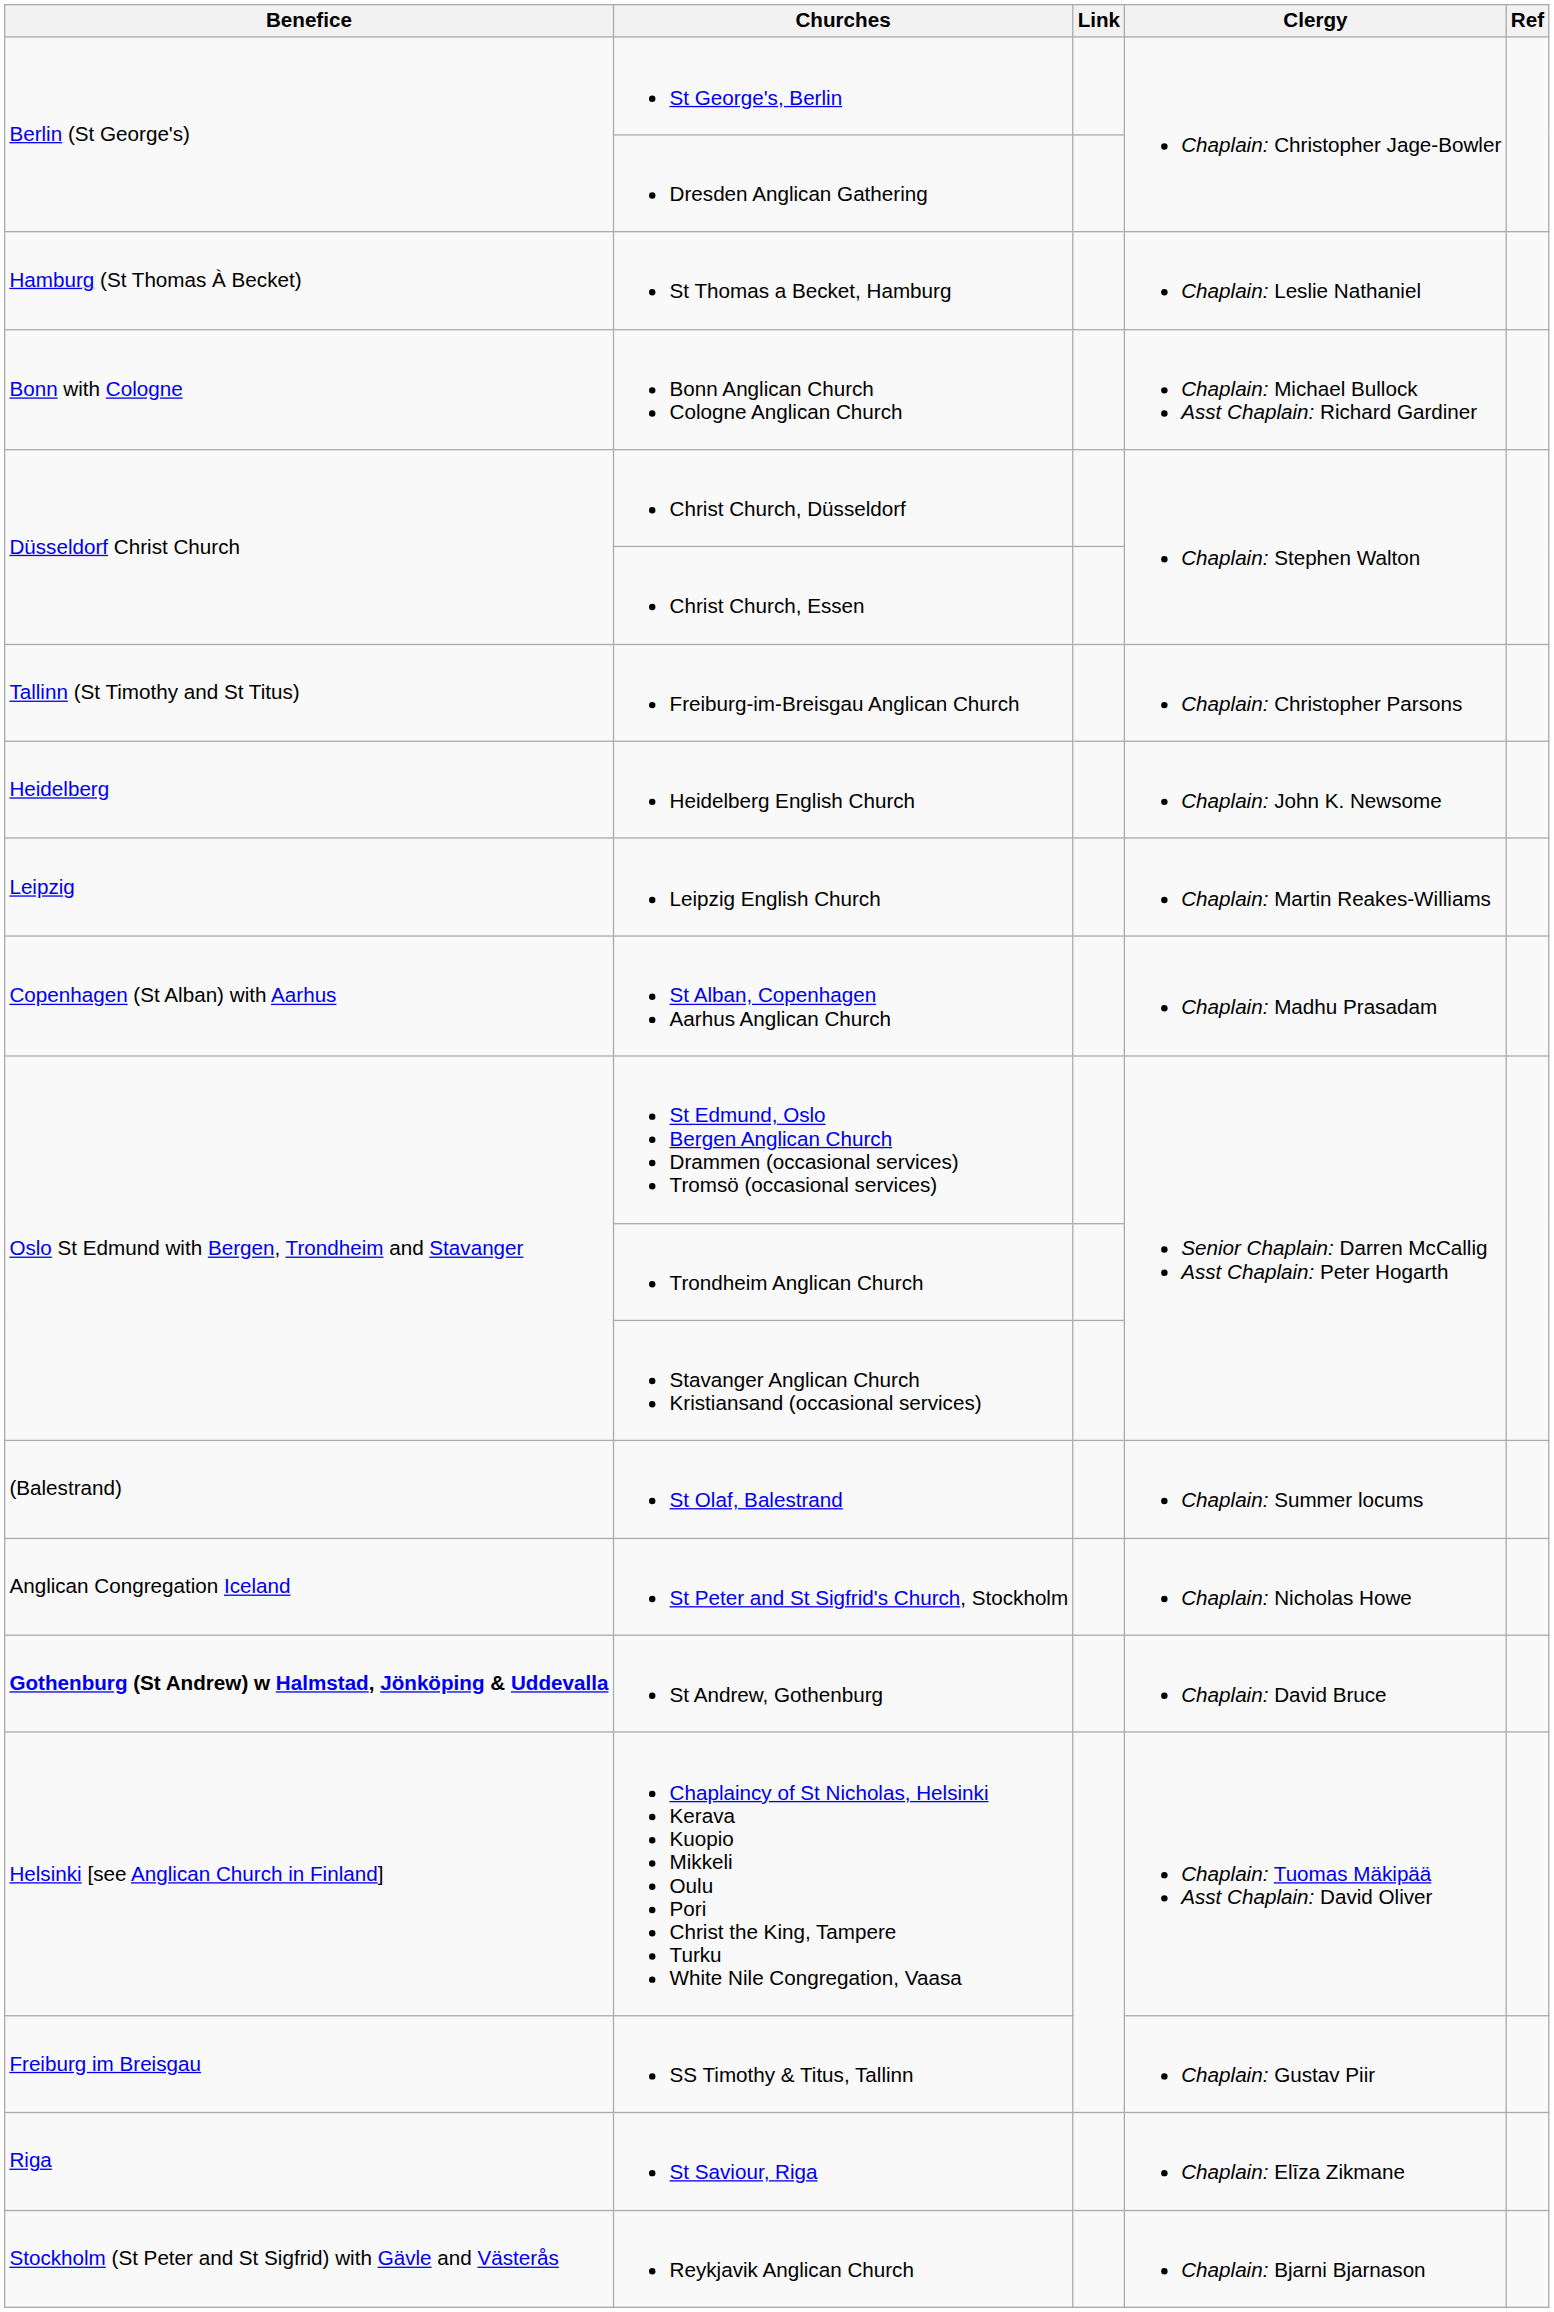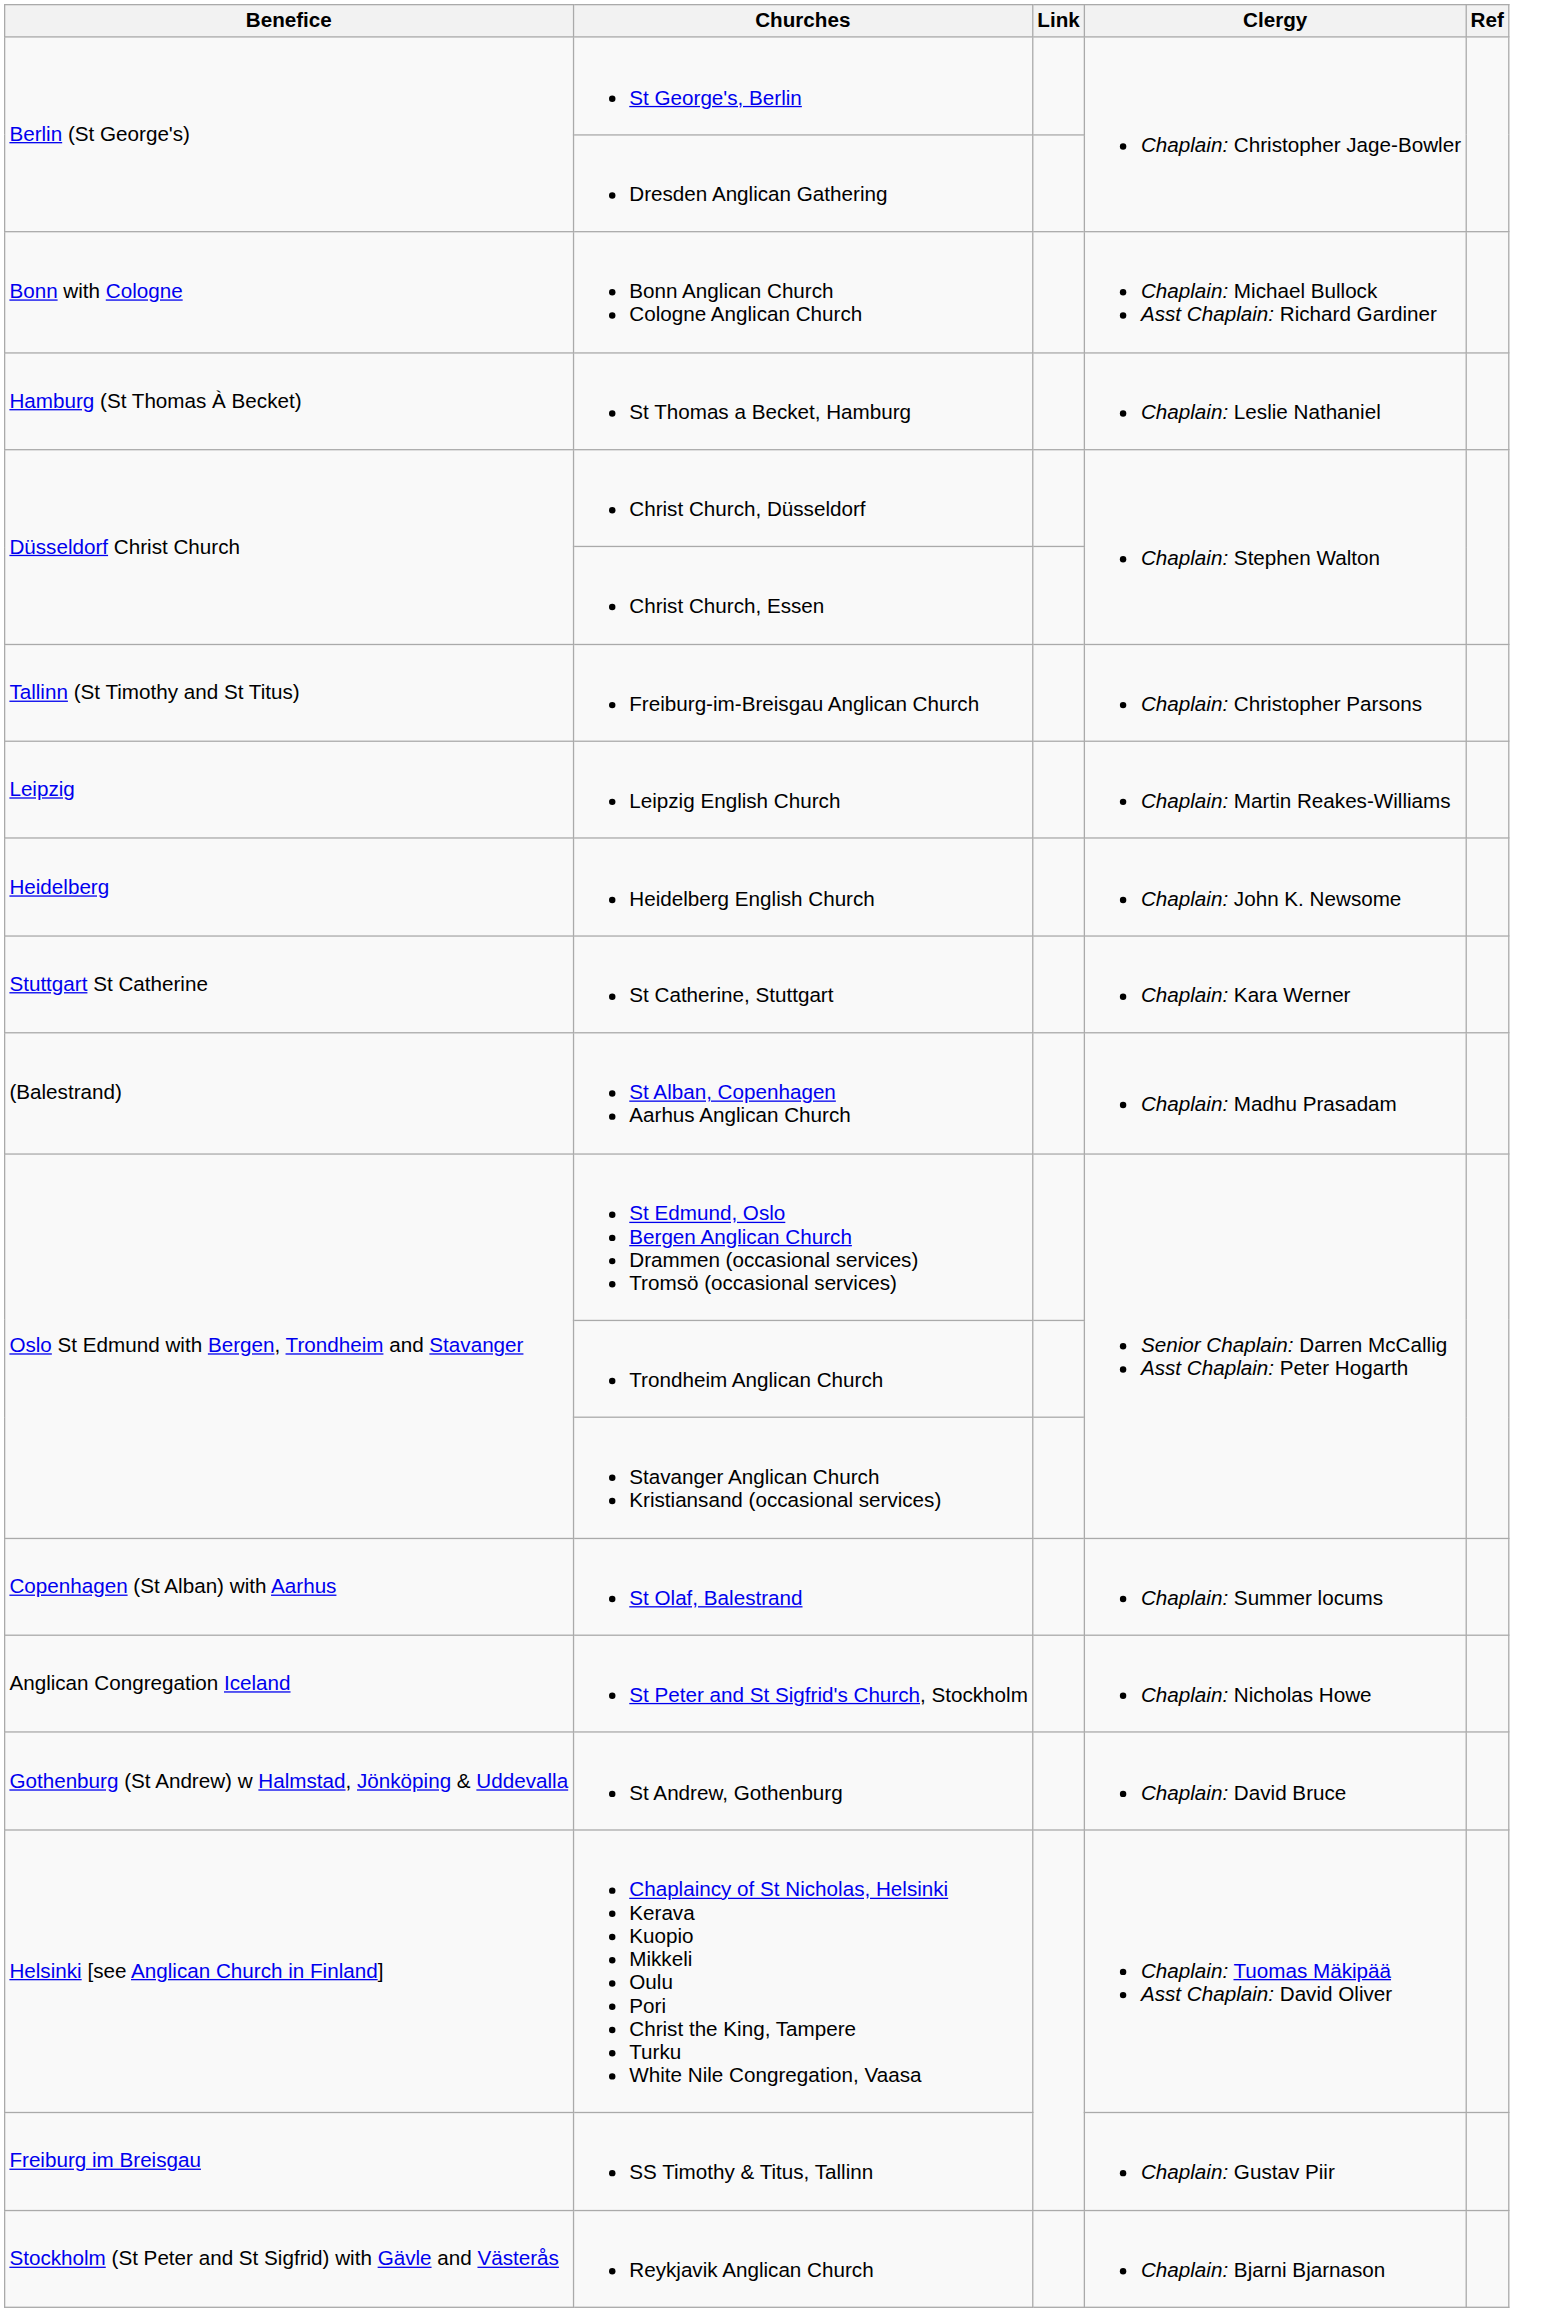rows swapped: (843, 401) <-> (843, 292)
rows swapped: (843, 801) <-> (843, 899)
+ row: (803, 996)
(173, 995) Copenhagen (St Alban) with Aarhus -> (66, 1093) (Balestrand)
(66, 1489) (Balestrand) -> (173, 1586) Copenhagen (St Alban) with Aarhus
(309, 1683) bold -> (289, 1780) normal
- row: (843, 2173)
